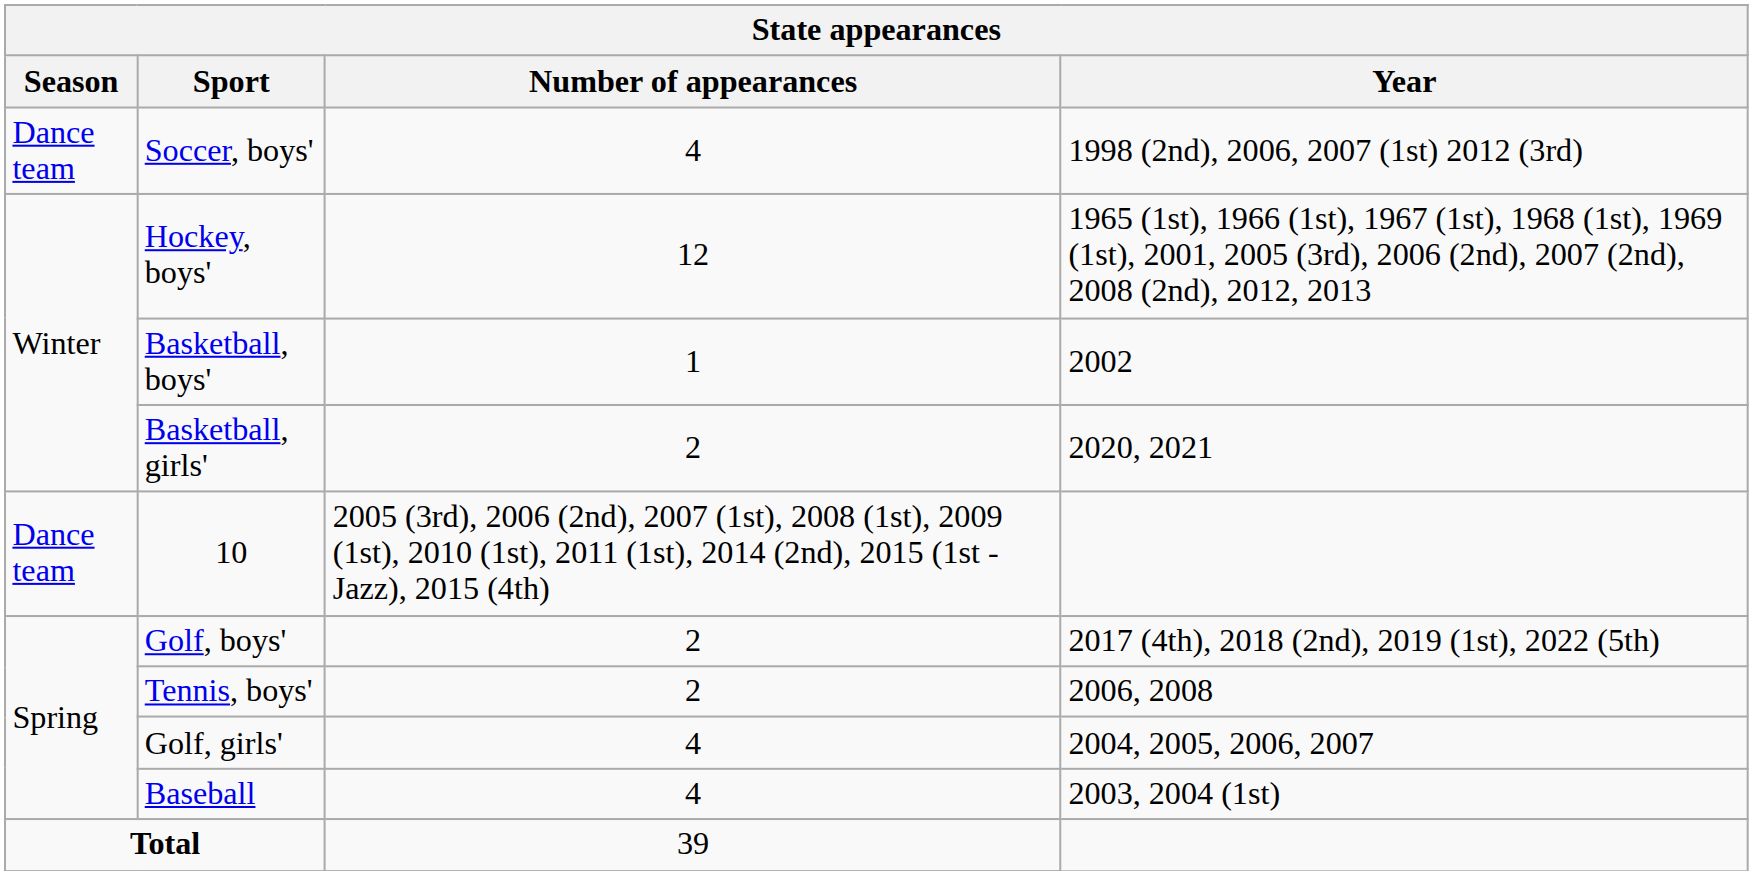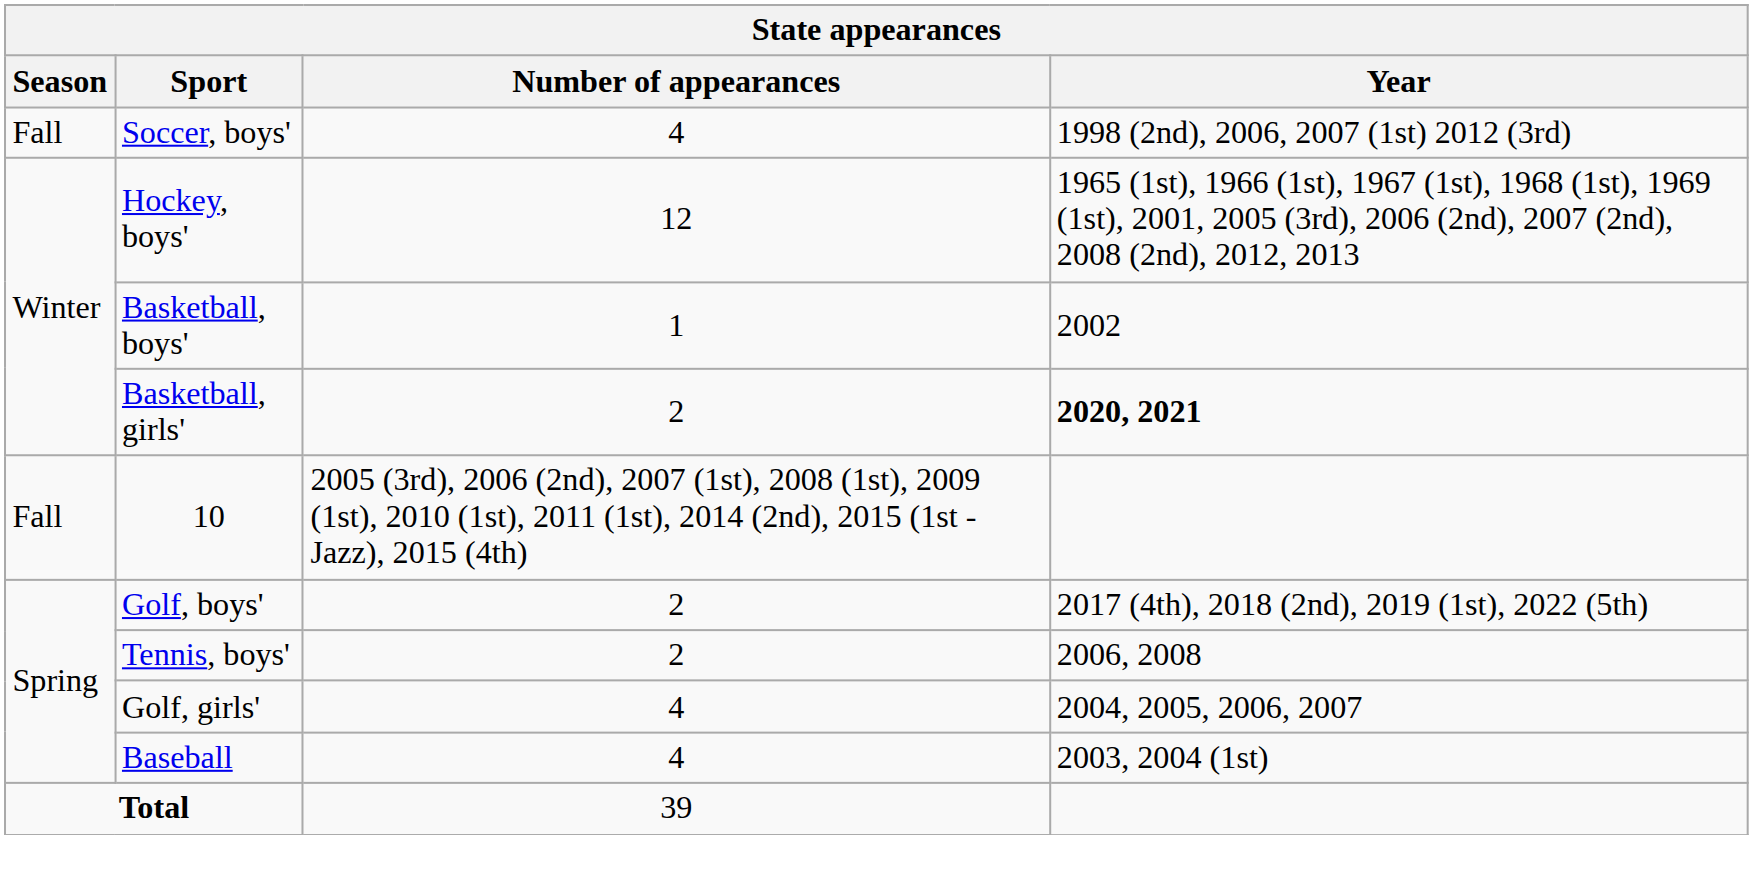(53, 150) Dance team -> (37, 132) Fall
(1141, 447) normal -> (1129, 411) bold
(53, 553) Dance team -> (37, 516) Fall
